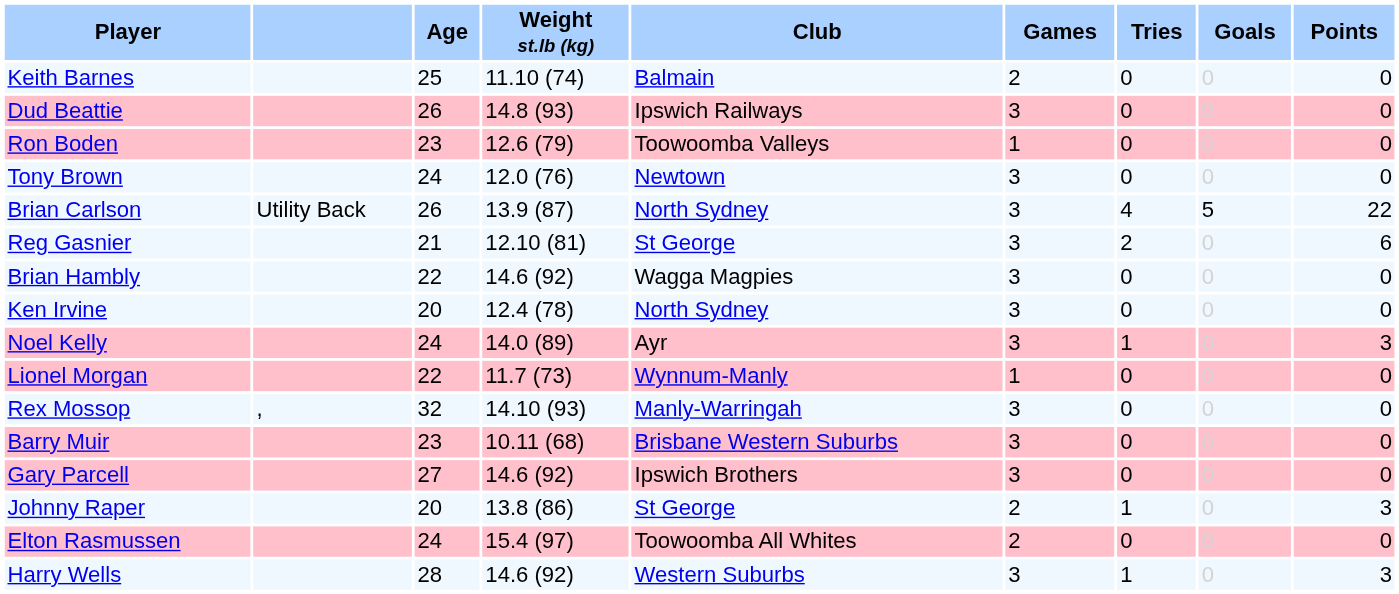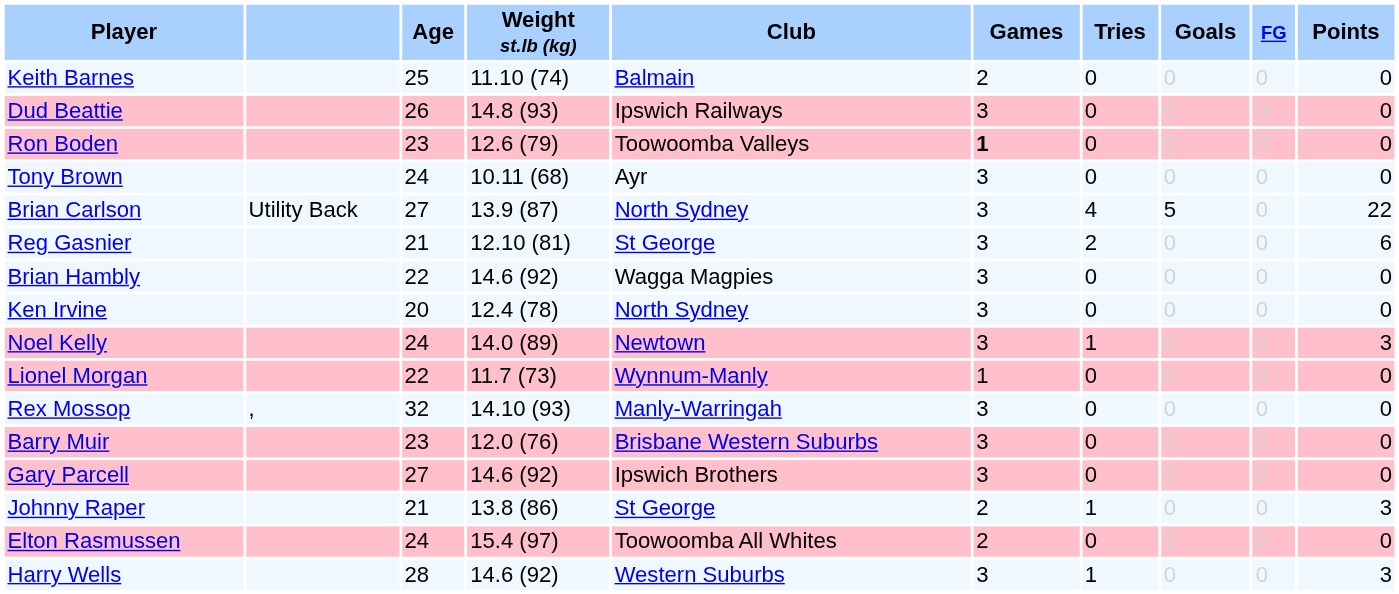+ column: (1274, 33)
(1014, 143) normal -> (983, 143) bold
(530, 177) 12.0 (76) -> (520, 177) 10.11 (68)
(680, 177) Newtown -> (631, 177) Ayr
(430, 210) 26 -> (417, 210) 27
(651, 342) Ayr -> (660, 342) Newtown
(535, 442) 10.11 (68) -> (514, 442) 12.0 (76)
(430, 508) 20 -> (417, 508) 21
